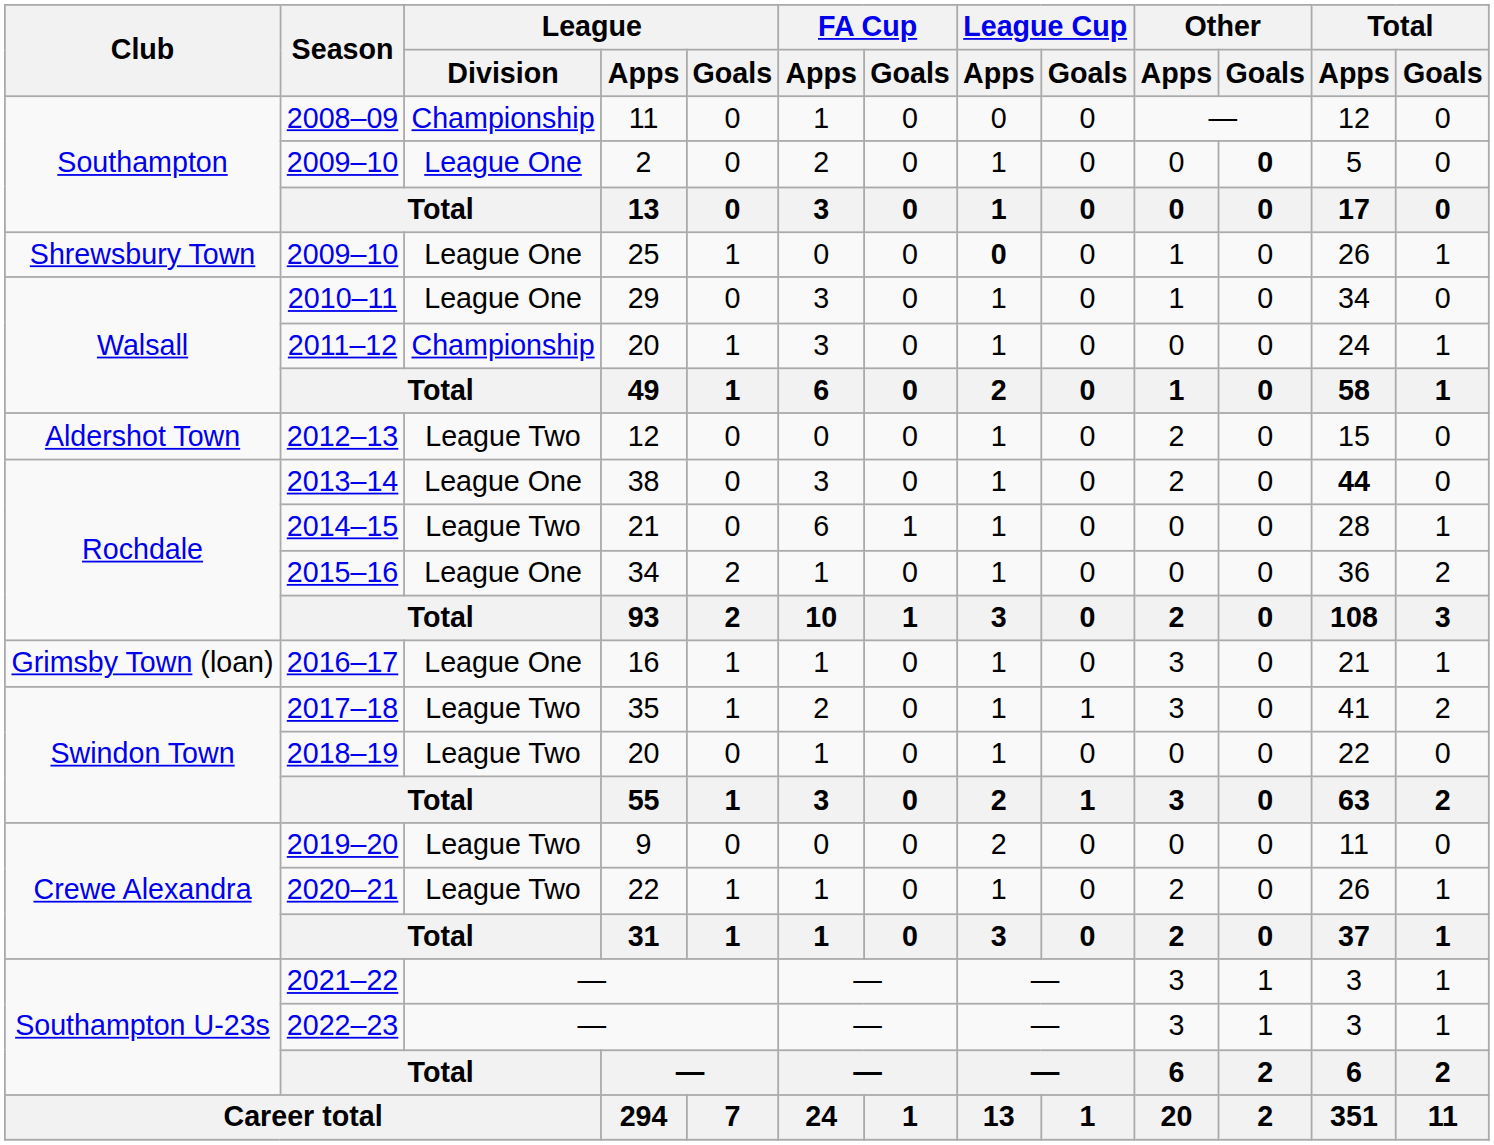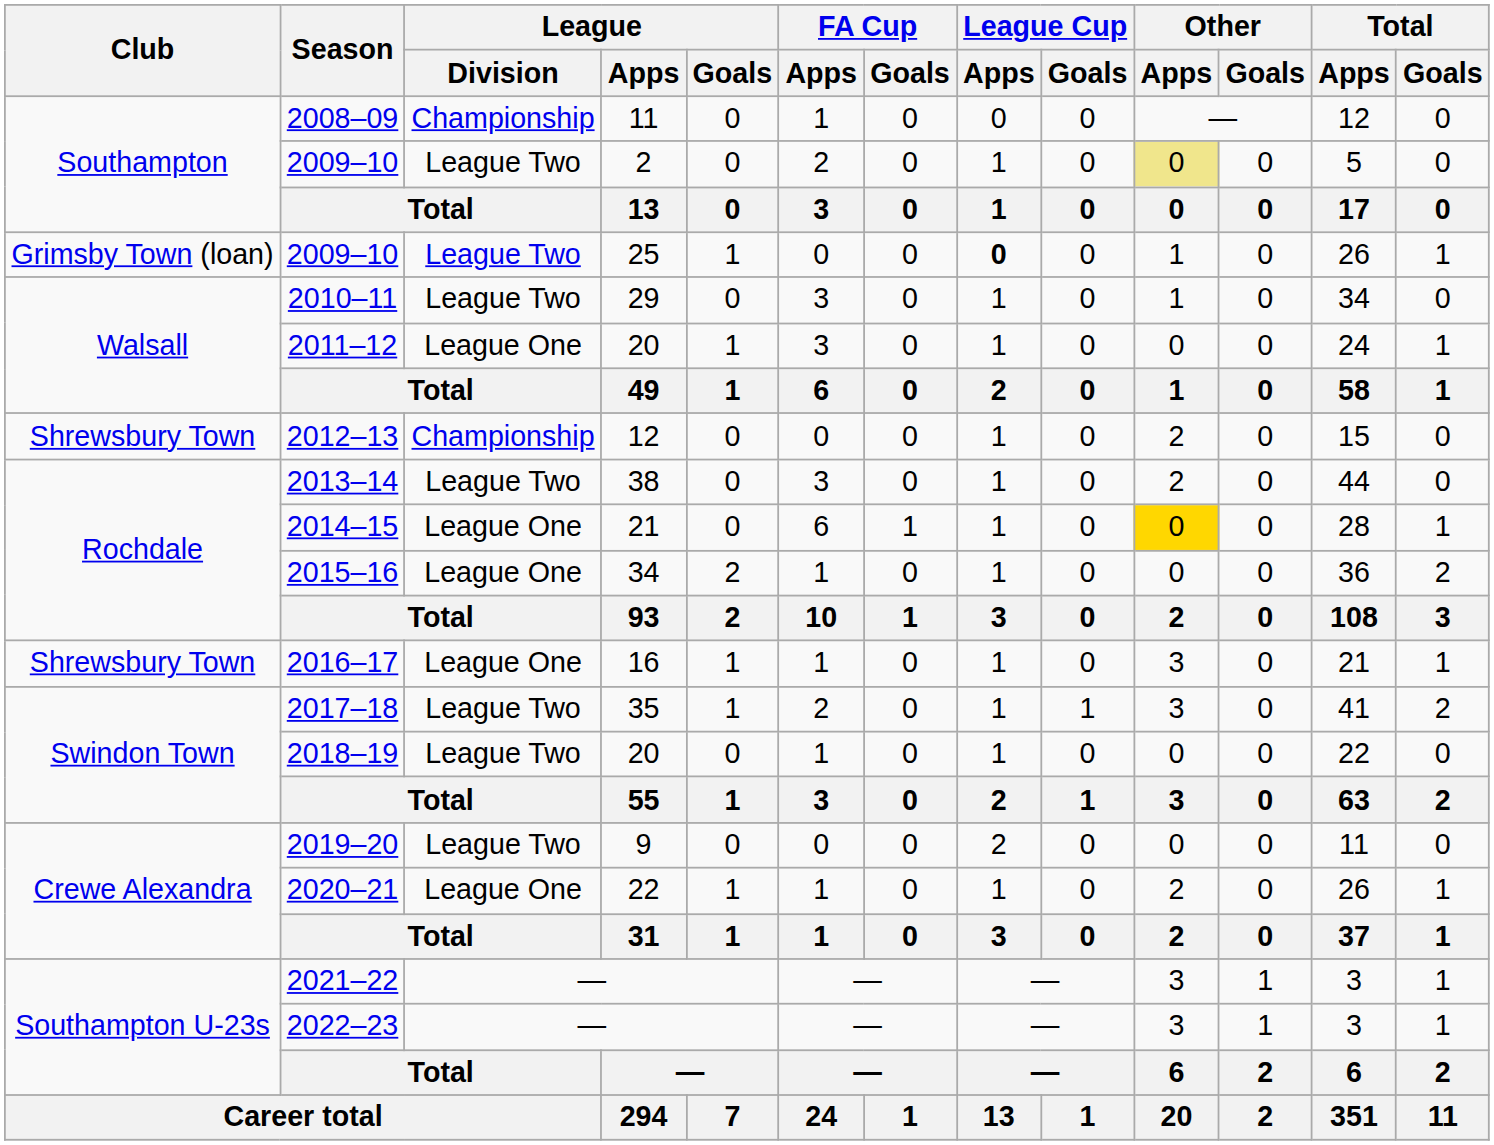(503, 163) League One -> (503, 163) League Two
(1176, 163) no background -> (1176, 163) khaki background
(1265, 163) bold -> (1265, 163) normal
(143, 254) Shrewsbury Town -> (143, 254) Grimsby Town (loan)
(503, 254) League One -> (503, 254) League Two
(503, 299) League One -> (503, 299) League Two
(503, 345) Championship -> (503, 345) League One
(143, 436) Aldershot Town -> (143, 436) Shrewsbury Town
(503, 436) League Two -> (503, 436) Championship
(503, 481) League One -> (503, 481) League Two
(1354, 481) bold -> (1354, 481) normal
(503, 526) League Two -> (503, 526) League One
(1176, 526) no background -> (1176, 526) gold background
(143, 663) Grimsby Town (loan) -> (143, 663) Shrewsbury Town
(503, 890) League Two -> (503, 890) League One
